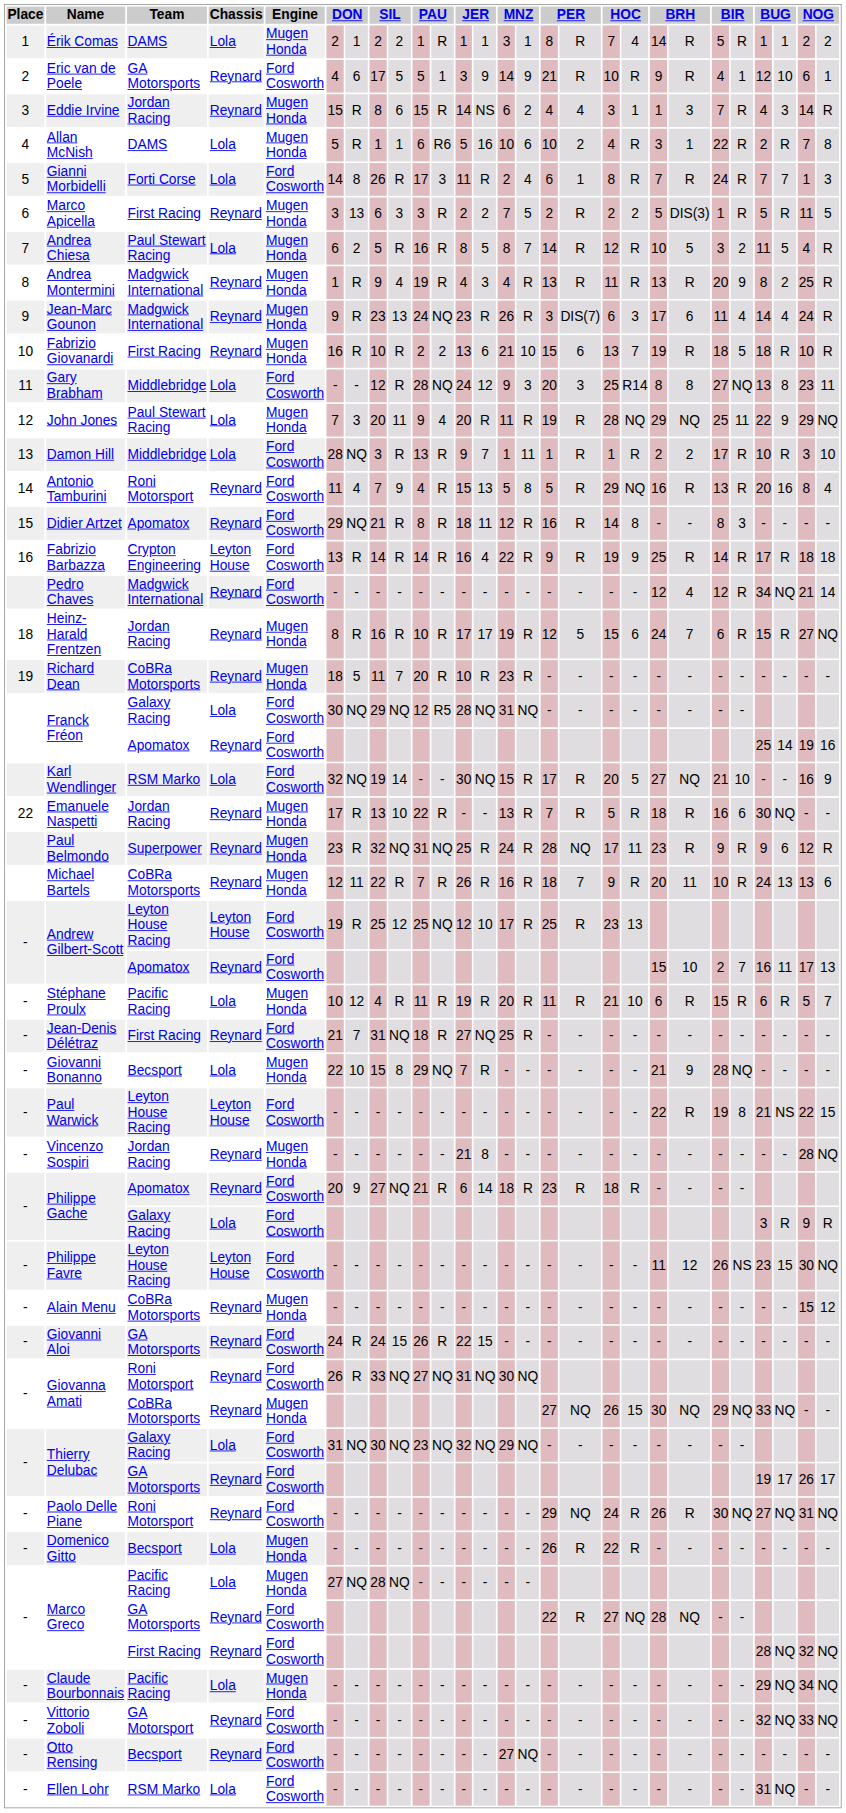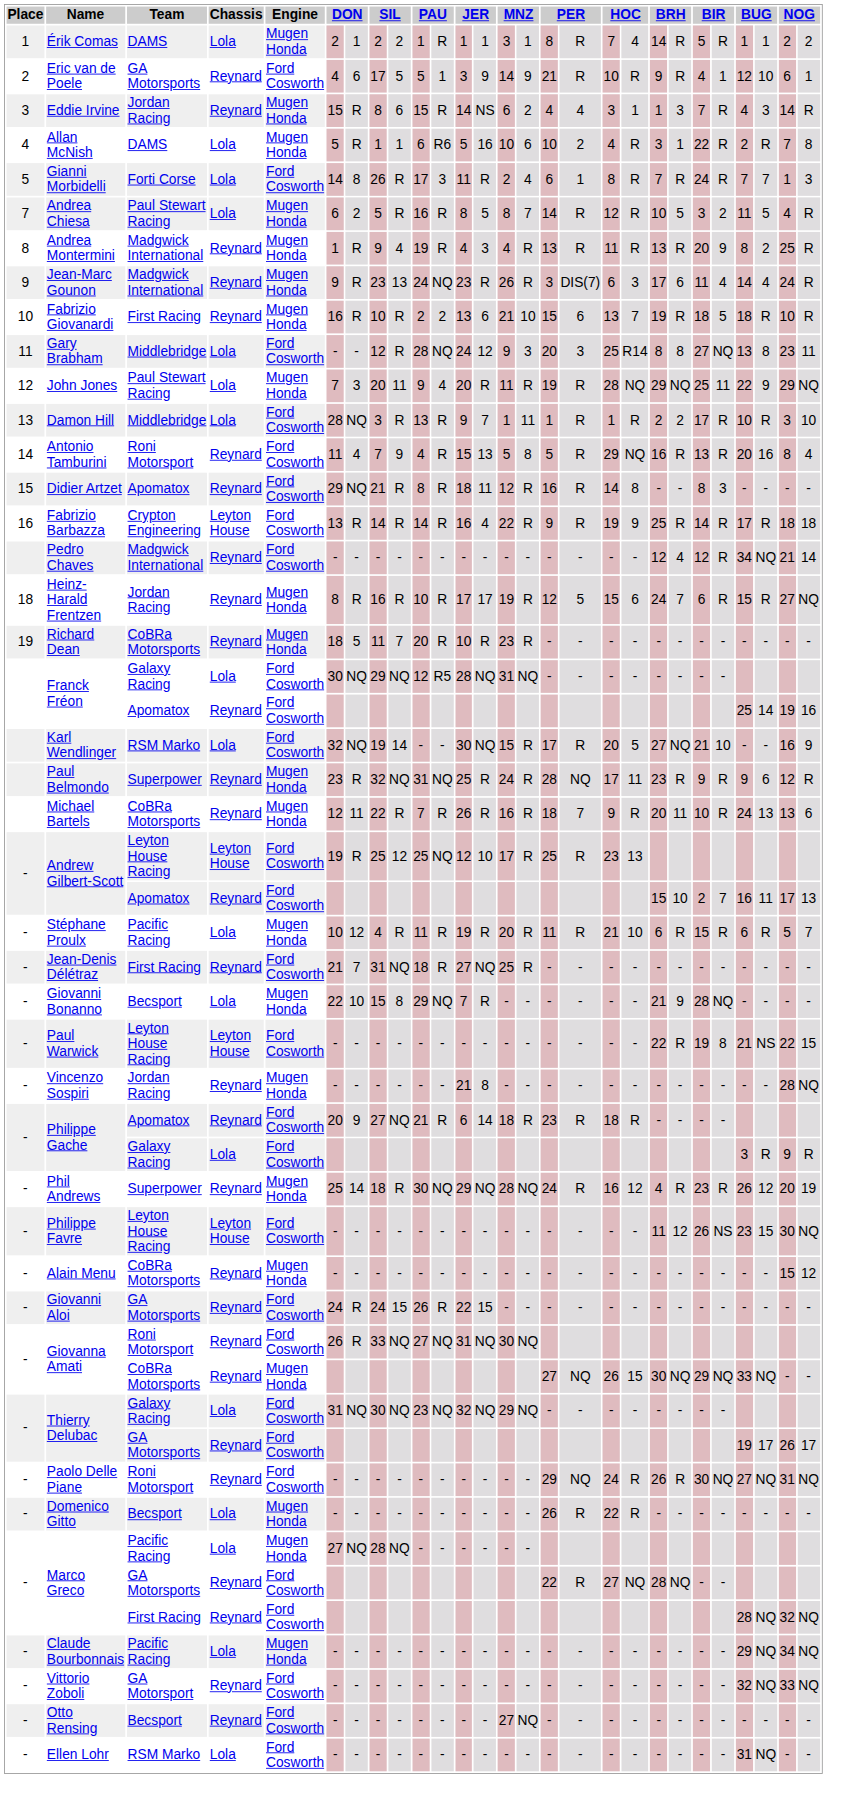- row: (71, 213)
- row: (78, 814)
+ row: (74, 1189)
